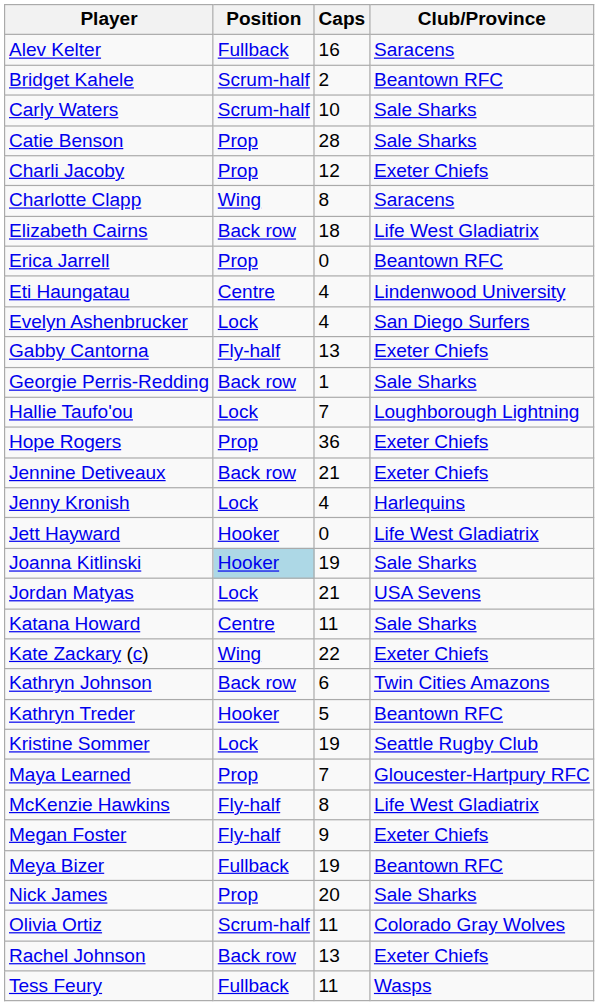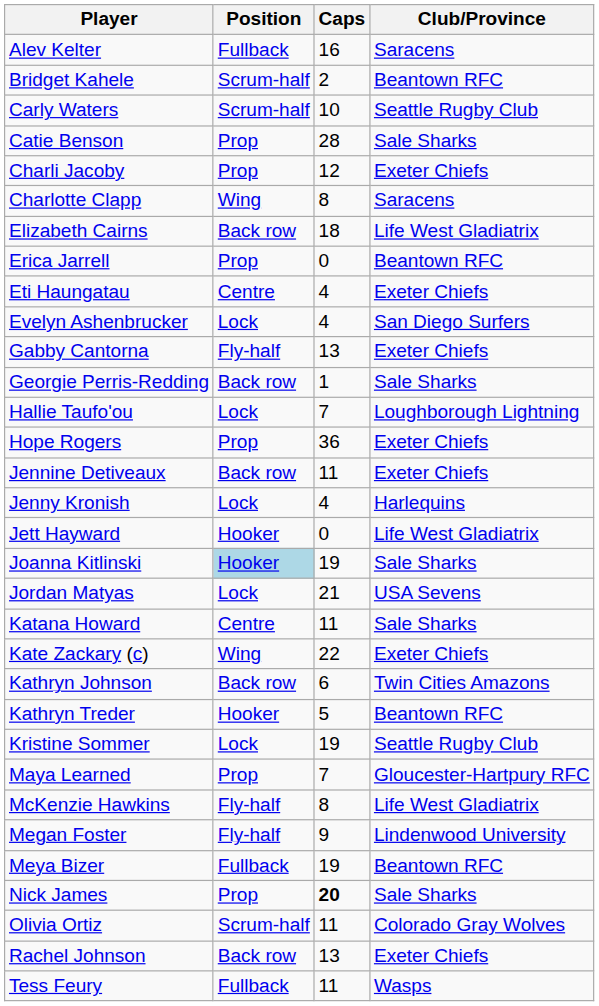(425, 110) Sale Sharks -> (456, 110) Seattle Rugby Club
(470, 291) Lindenwood University -> (431, 291) Exeter Chiefs
(329, 472) 21 -> (328, 472) 11
(431, 834) Exeter Chiefs -> (470, 834) Lindenwood University
(329, 895) normal -> (329, 895) bold
